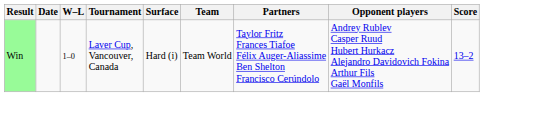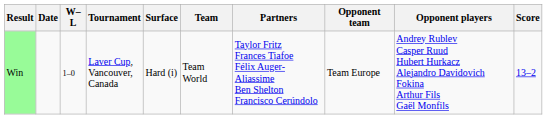+ column: (359, 17)
